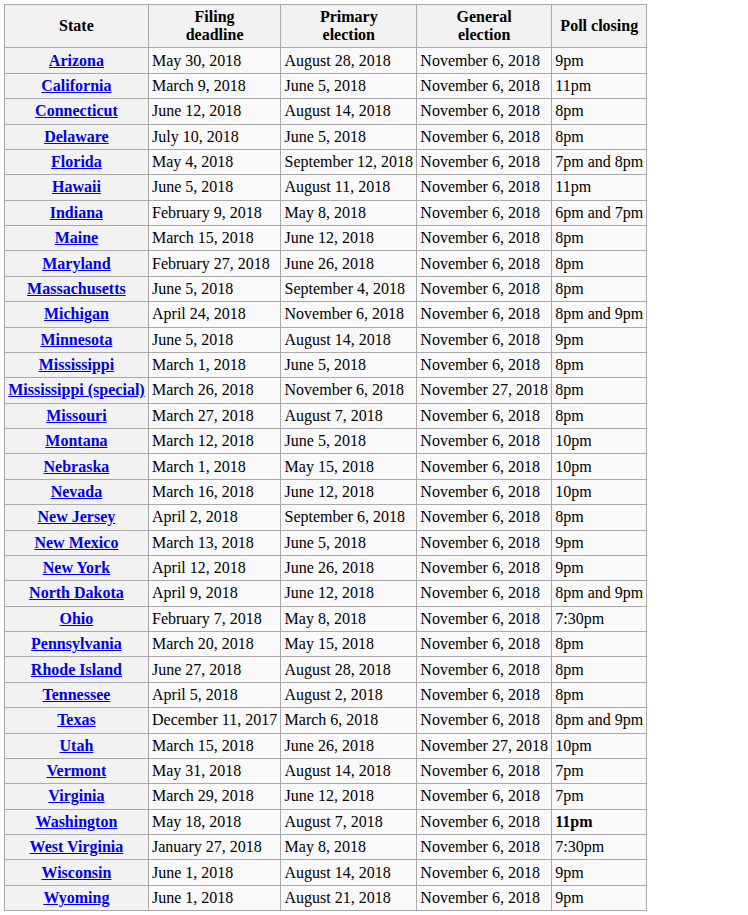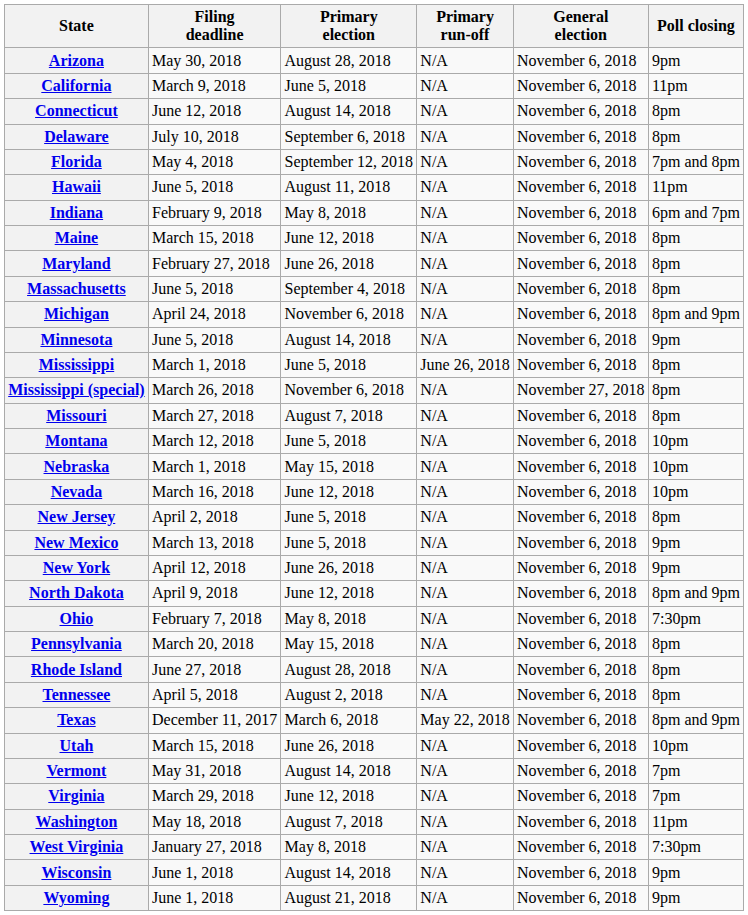+ column: (465, 26)
(325, 136) June 5, 2018 -> (345, 136) September 6, 2018
(345, 517) September 6, 2018 -> (325, 517) June 5, 2018
(484, 745) November 27, 2018 -> (577, 745) November 6, 2018
(574, 821) bold -> (670, 821) normal
